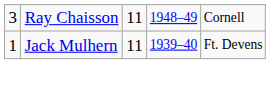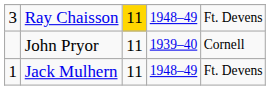(134, 17) no background -> (134, 17) gold background
(224, 17) Cornell -> (233, 17) Ft. Devens
+ row: (62, 44)
(174, 44) 1939–40 -> (174, 71) 1948–49
